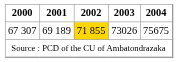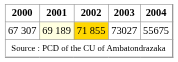(57, 30) no background -> (57, 30) lightyellow background
(124, 30) 73026 -> (124, 30) 73027
(156, 30) 75675 -> (156, 30) 55675
